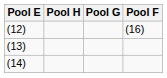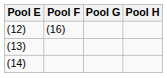columns swapped: (143, 13) <-> (64, 13)
